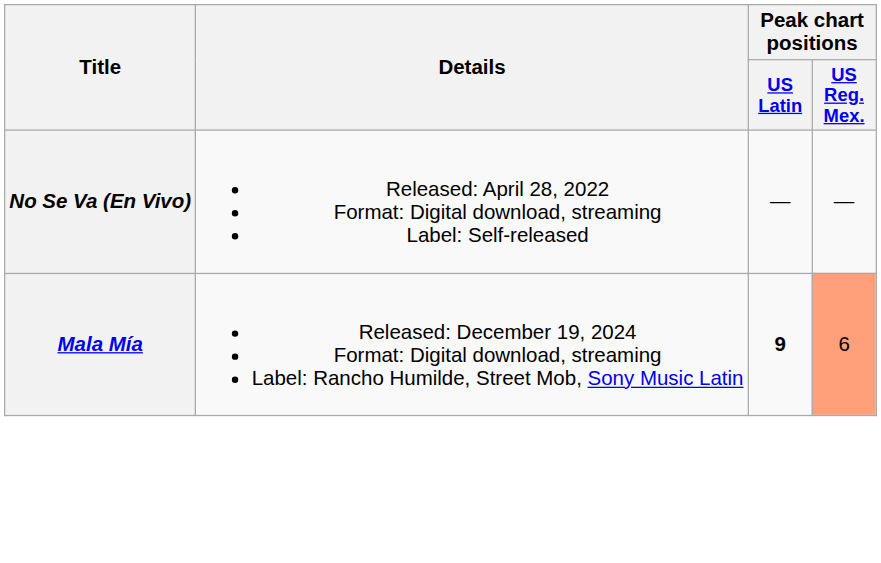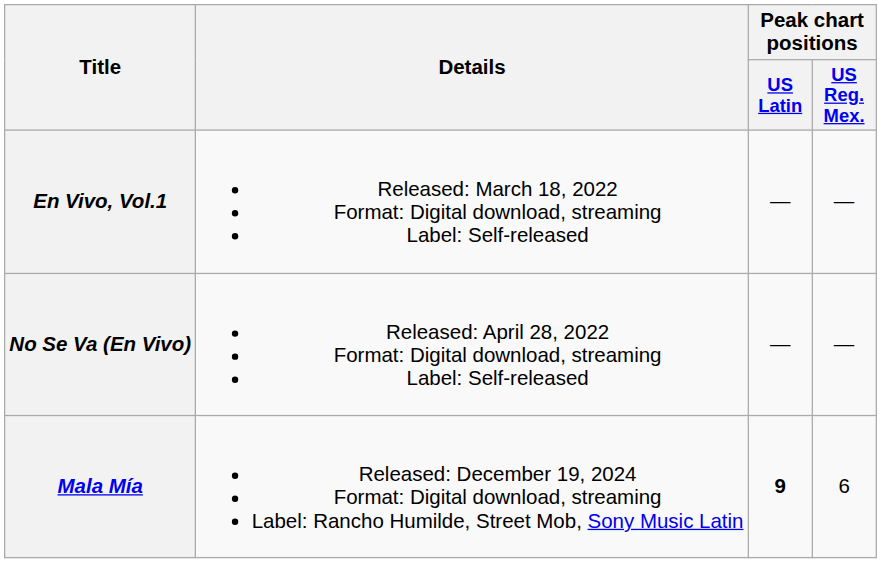+ row: (100, 201)
(844, 343) lightsalmon background -> (844, 486) no background
